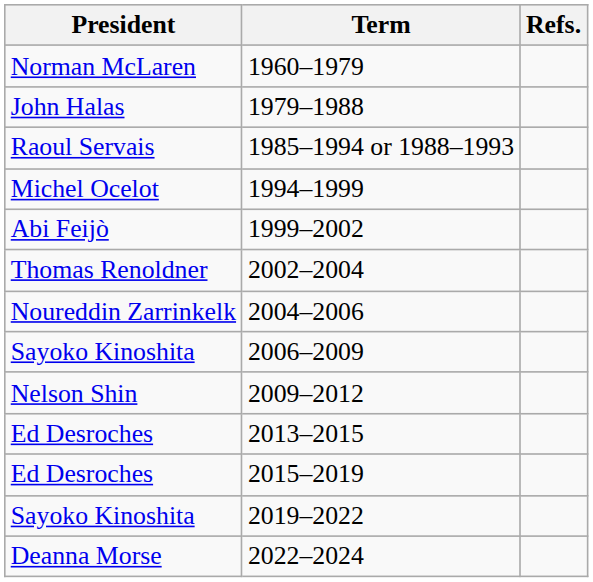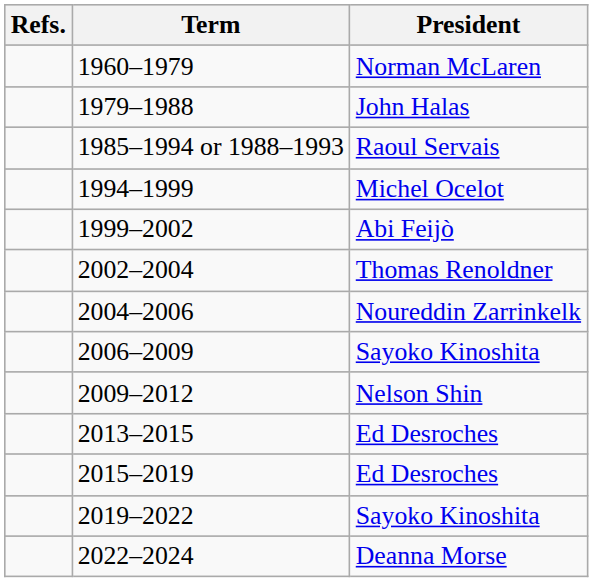columns swapped: (123, 24) <-> (554, 24)
